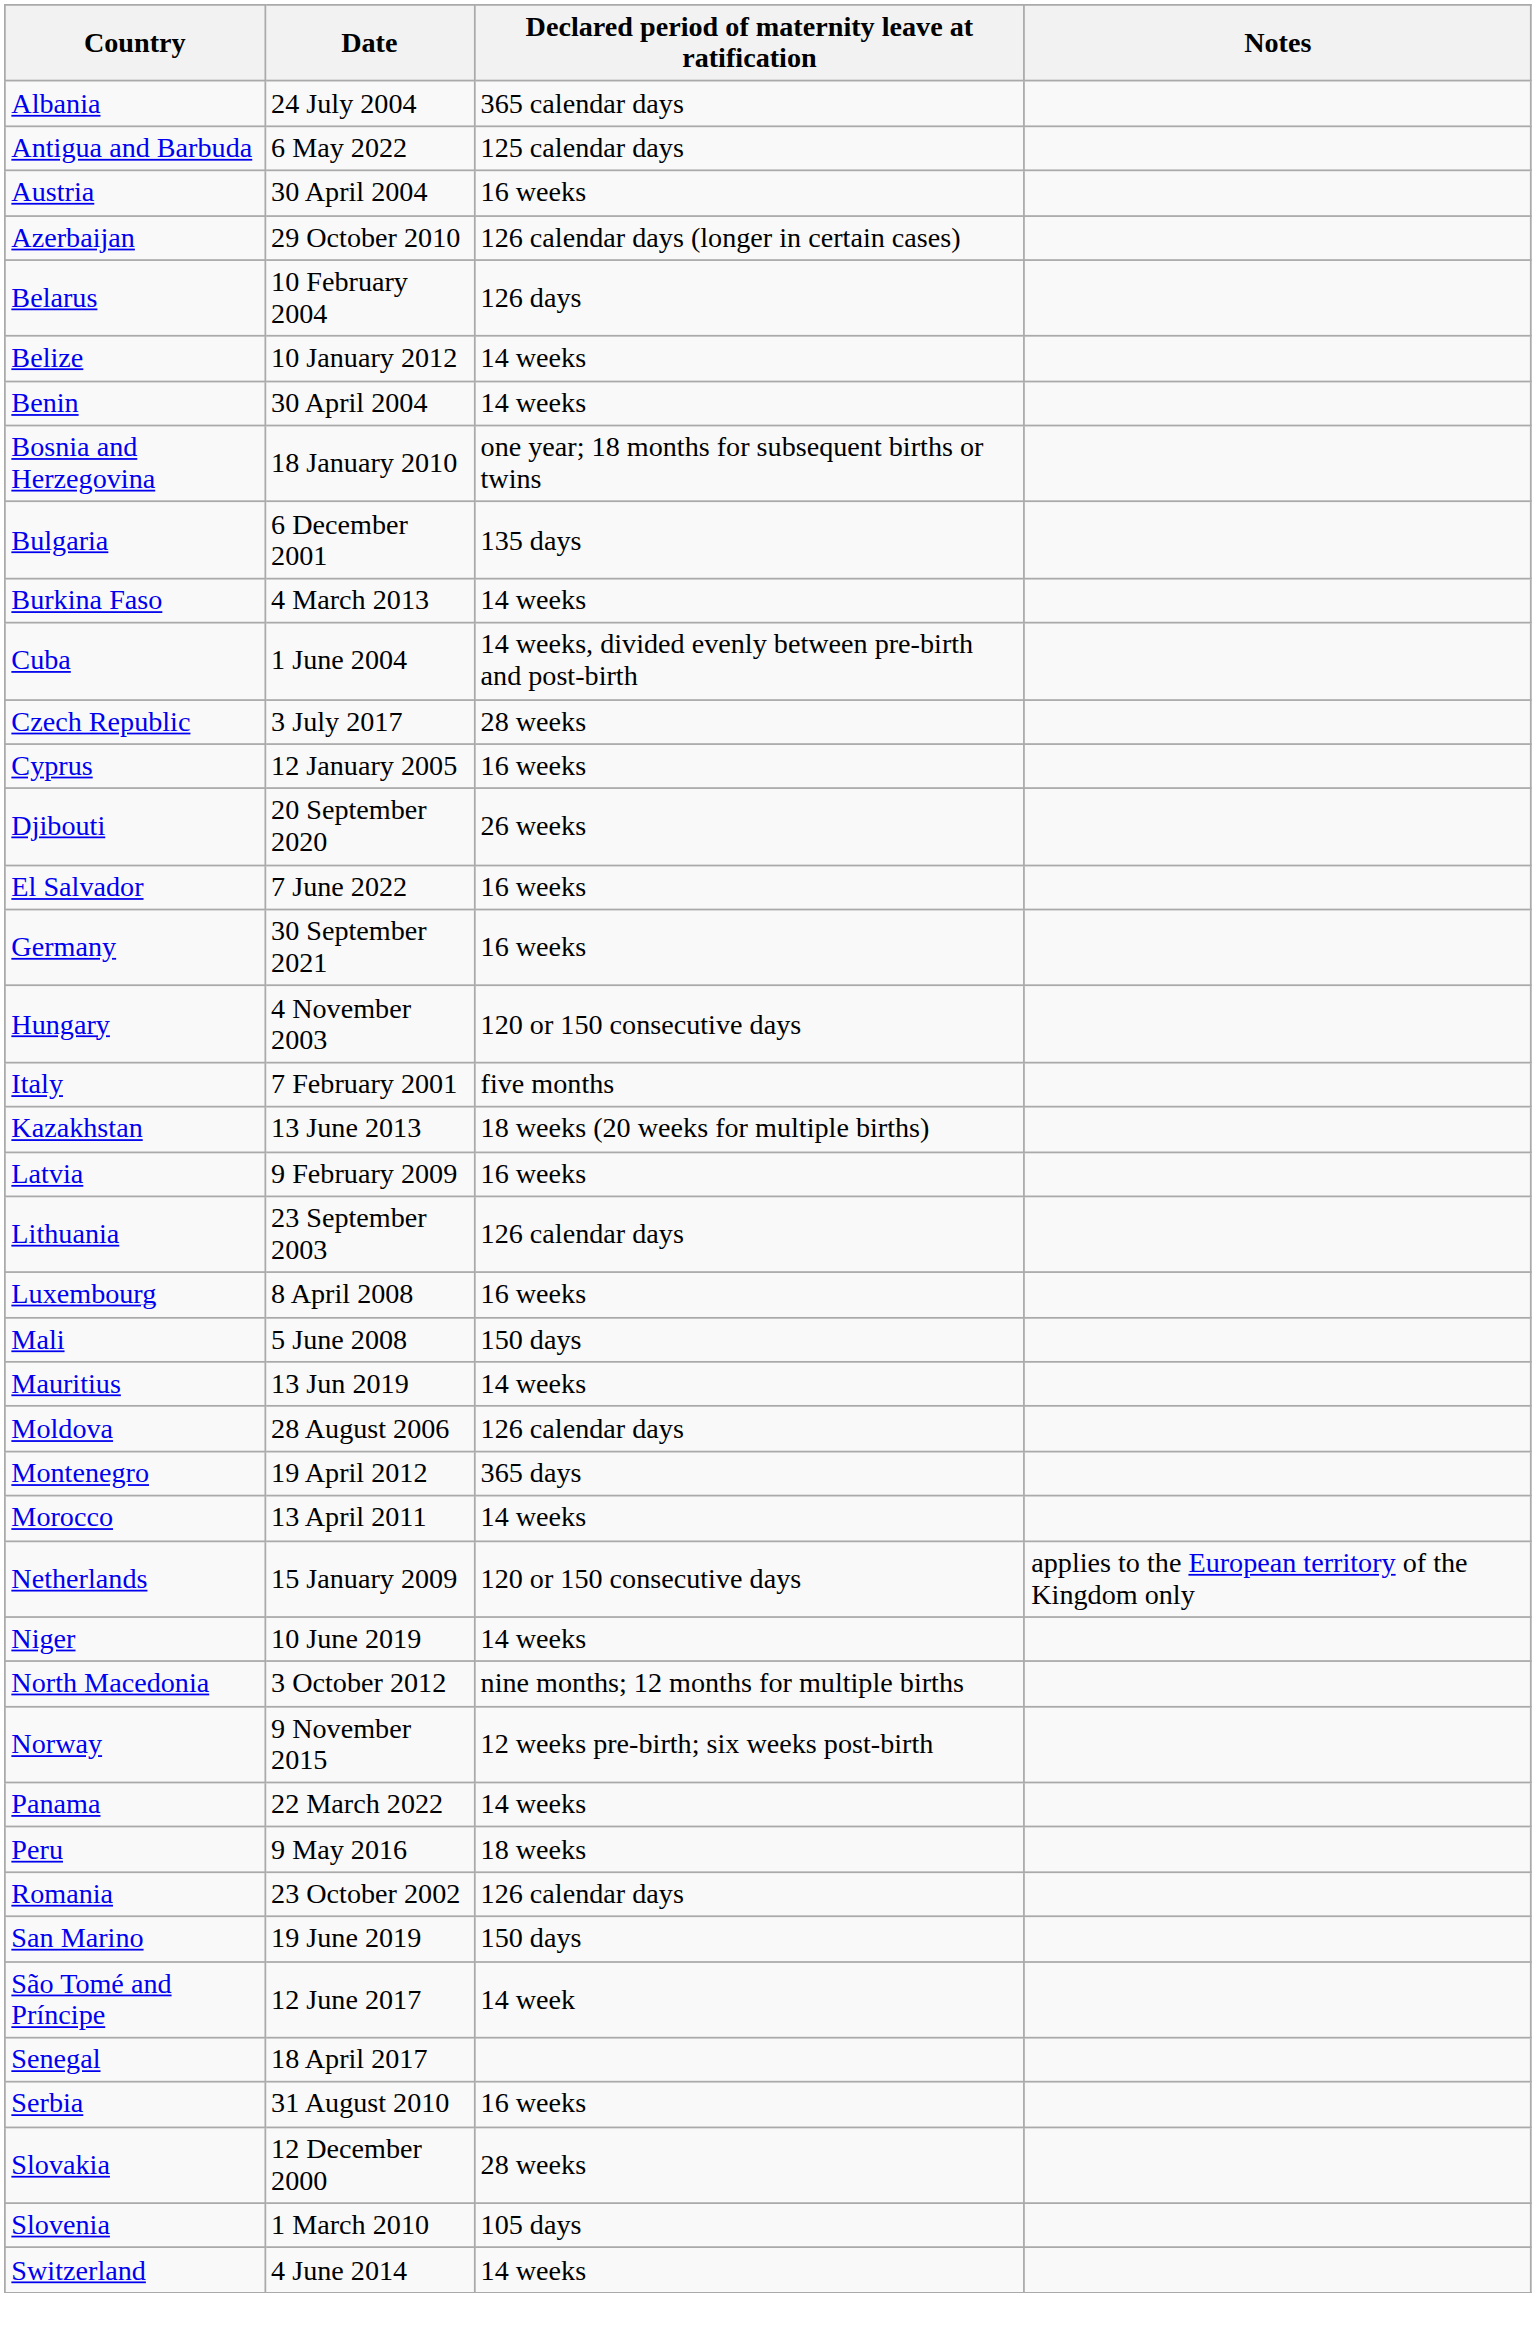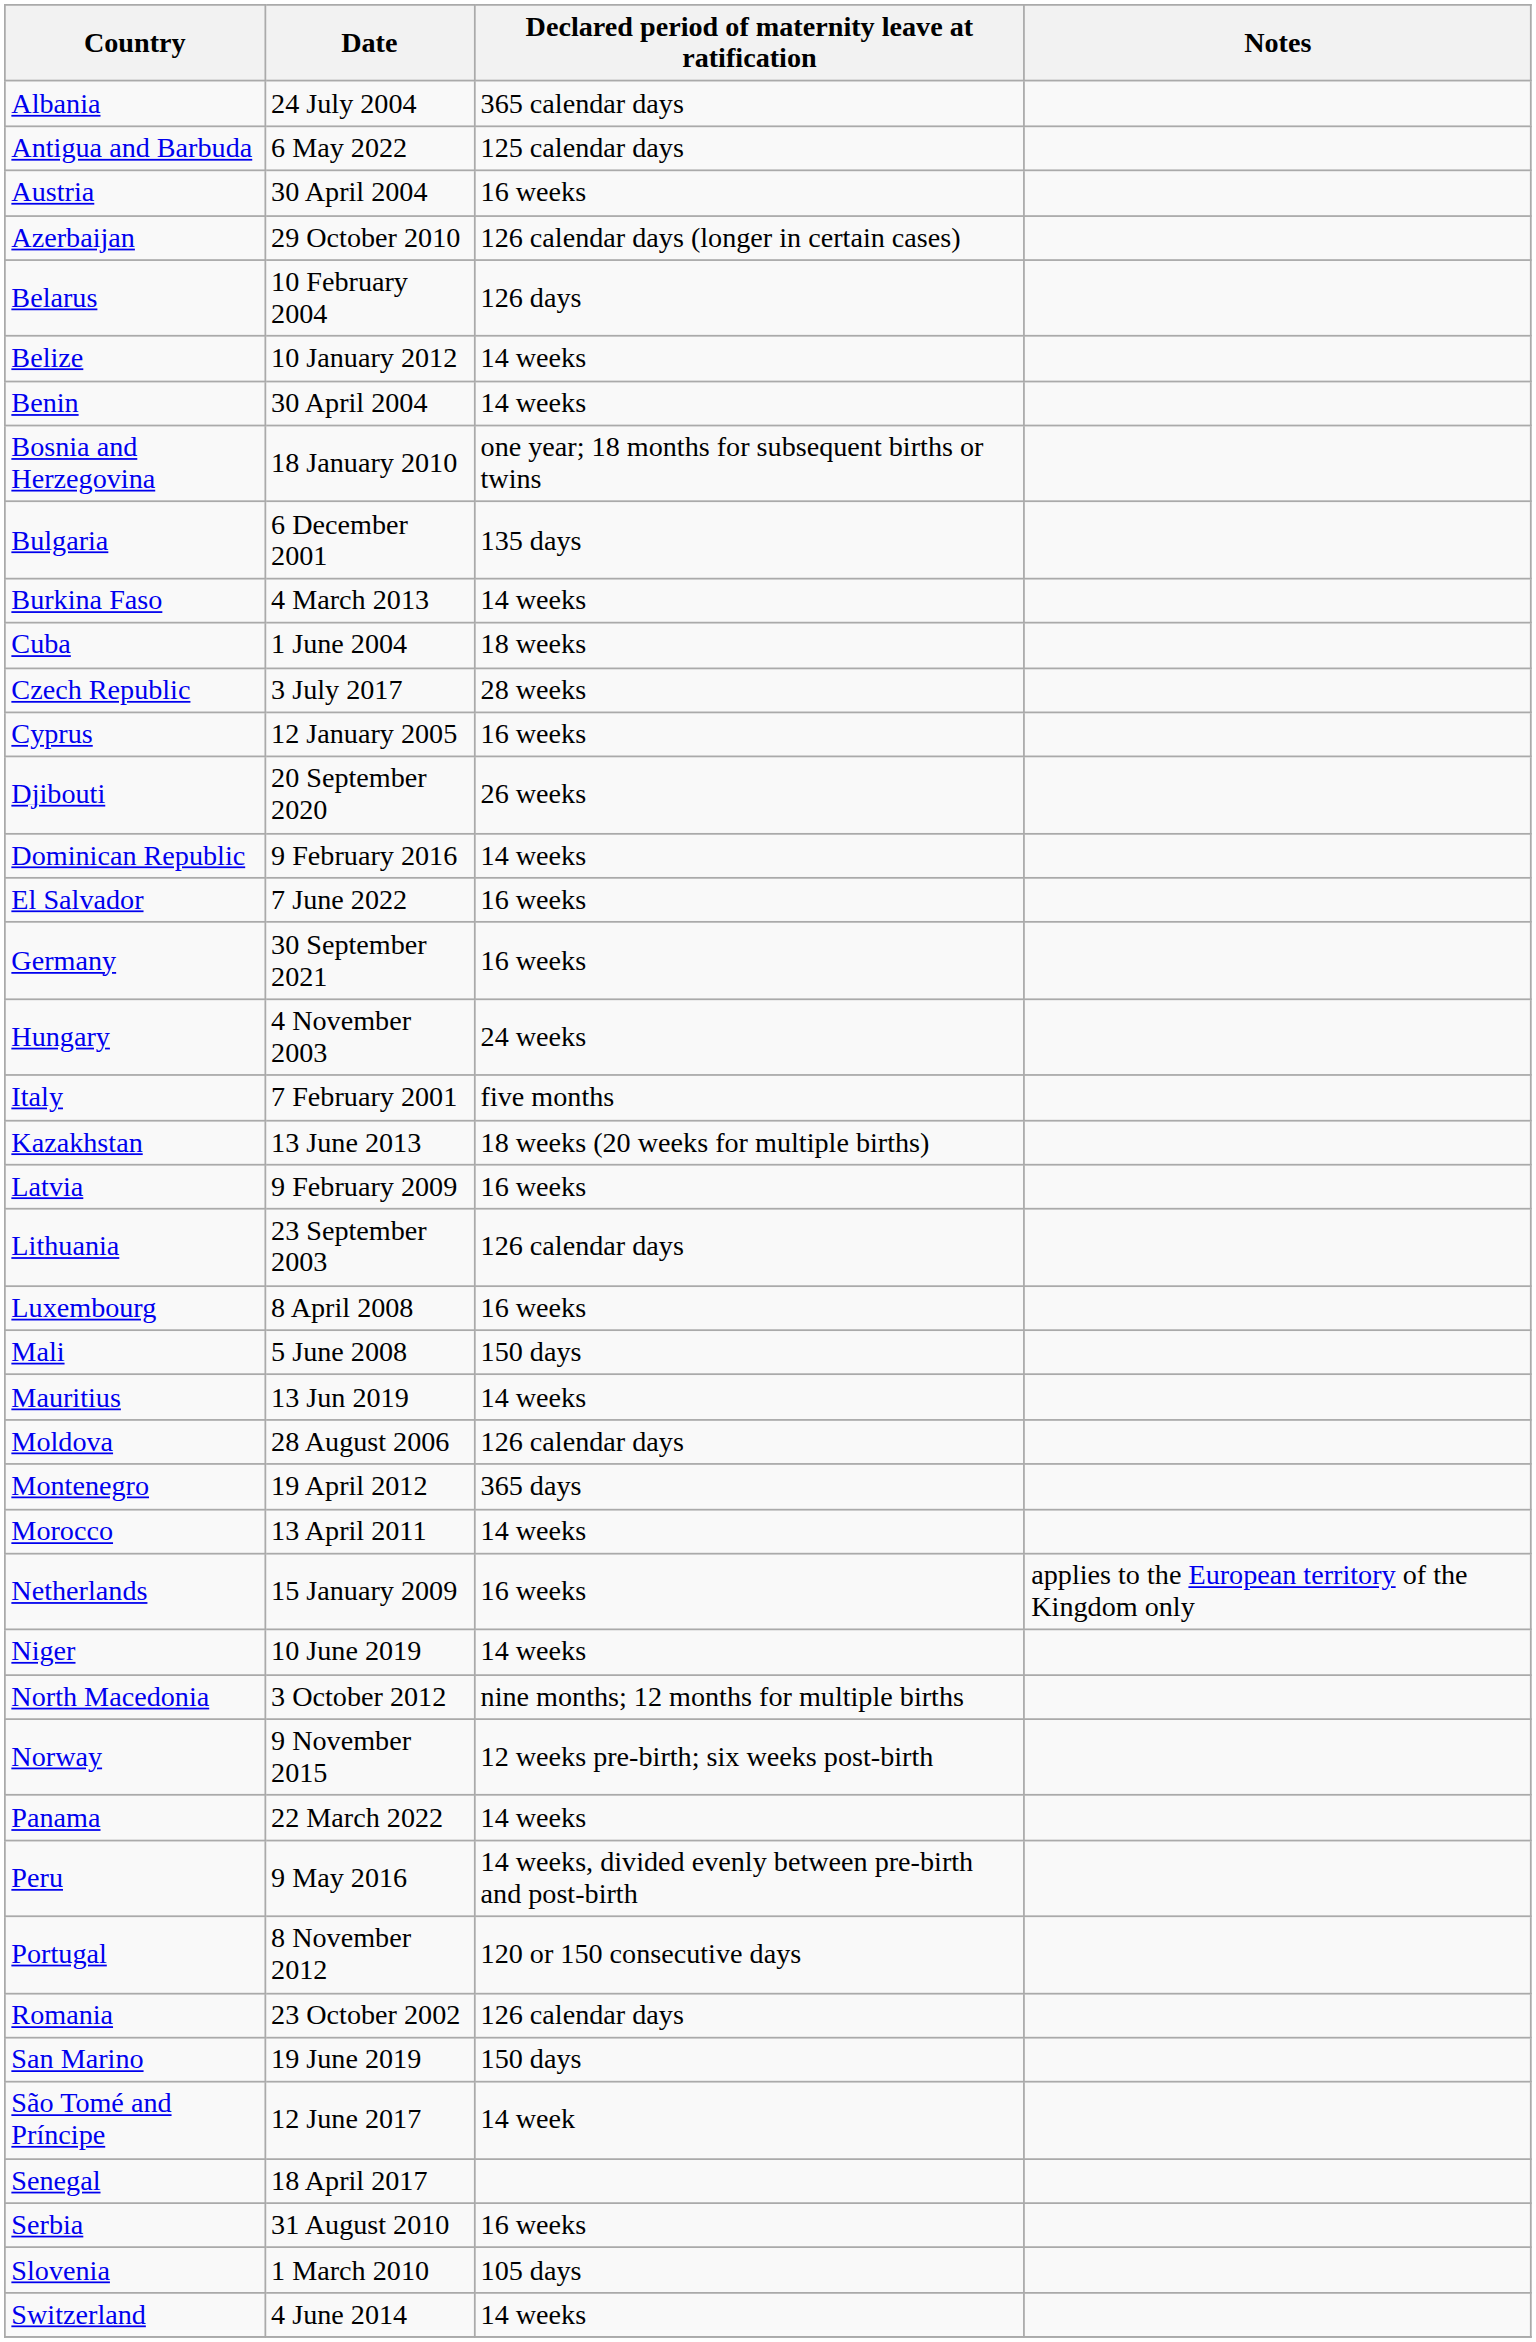(727, 660) 14 weeks, divided evenly between pre-birth and post-birth -> (533, 644) 18 weeks
+ row: (128, 855)
(641, 1023) 120 or 150 consecutive days -> (533, 1036) 24 weeks
(641, 1578) 120 or 150 consecutive days -> (533, 1591) 16 weeks
(533, 1849) 18 weeks -> (727, 1877) 14 weeks, divided evenly between pre-birth and post-birth
+ row: (59, 1954)
- row: (61, 2164)
